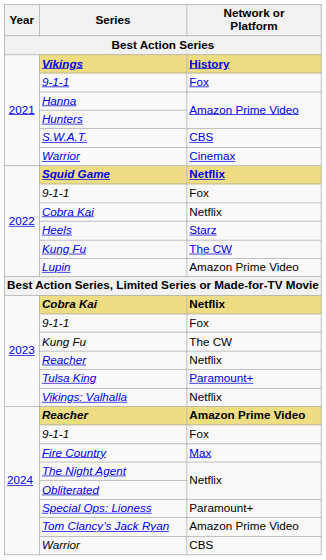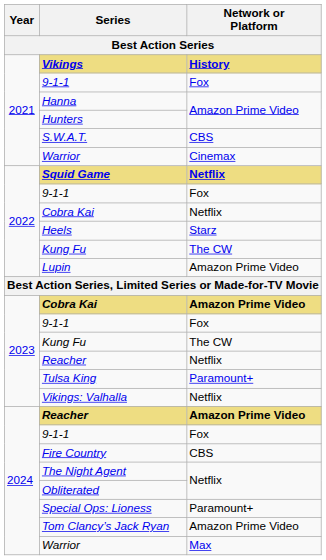(207, 304) Netflix -> (247, 304) Amazon Prime Video
(200, 452) Max -> (201, 452) CBS
(201, 545) CBS -> (200, 545) Max
